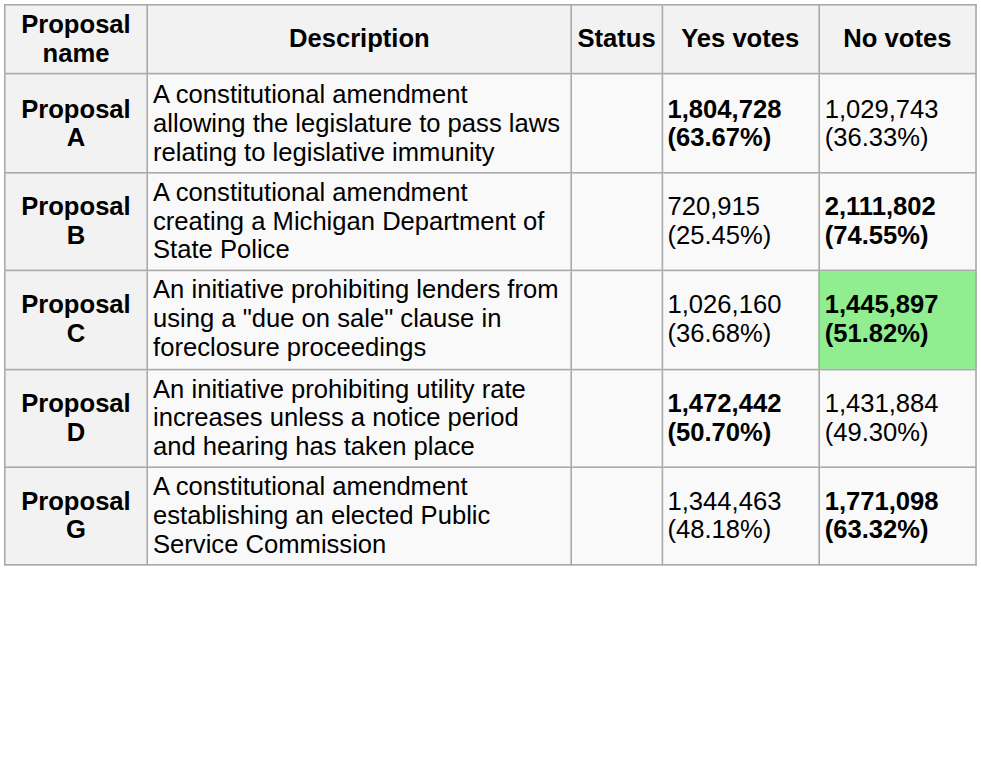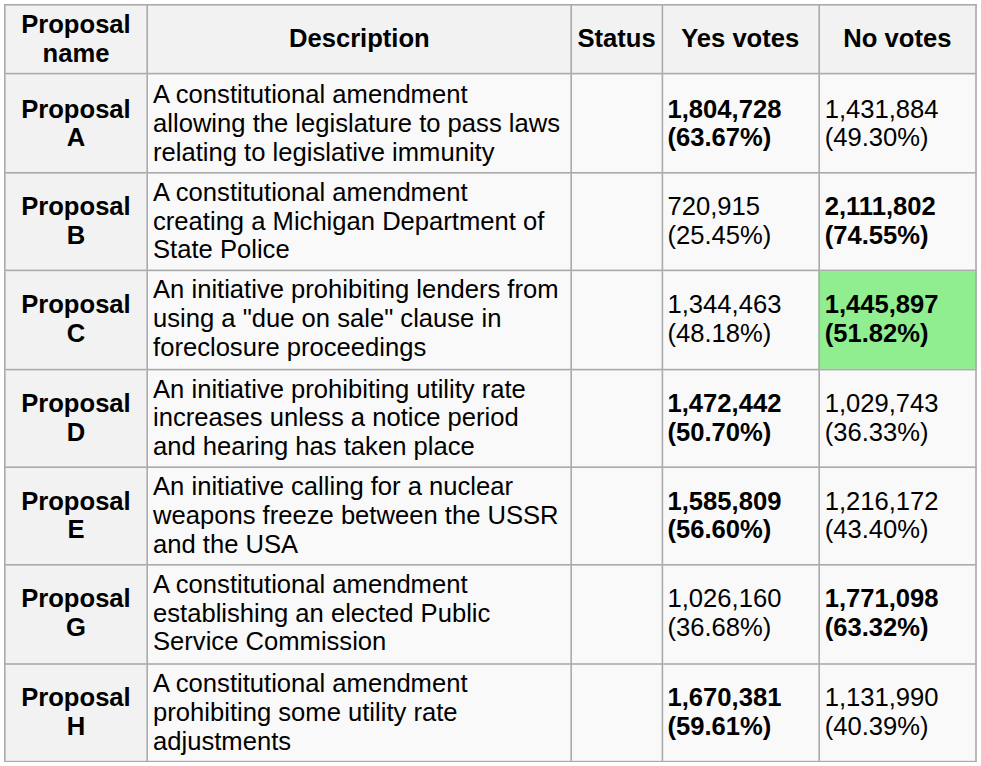(882, 122) 1,029,743 (36.33%) -> (882, 122) 1,431,884 (49.30%)
(724, 319) 1,026,160 (36.68%) -> (724, 319) 1,344,463 (48.18%)
(882, 417) 1,431,884 (49.30%) -> (882, 417) 1,029,743 (36.33%)
+ row: (76, 515)
(724, 515) 1,344,463 (48.18%) -> (724, 614) 1,026,160 (36.68%)
+ row: (76, 712)
